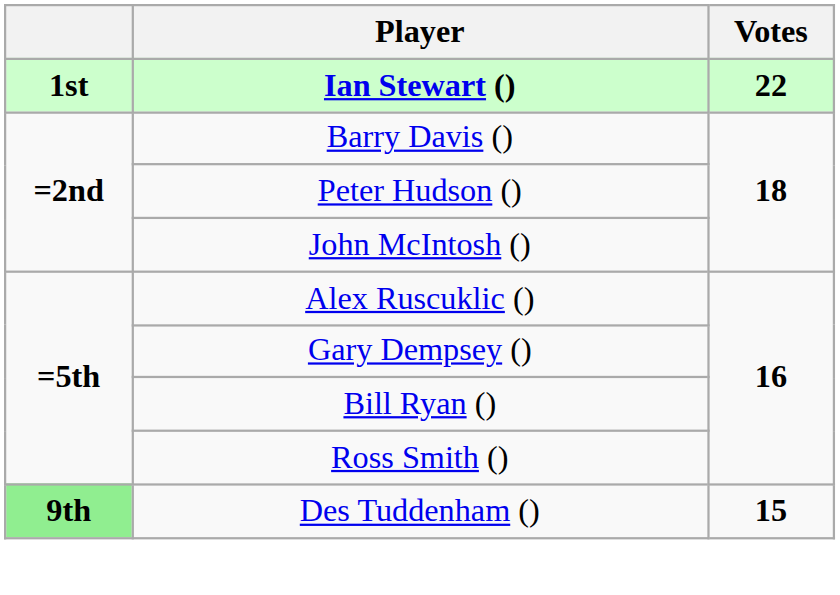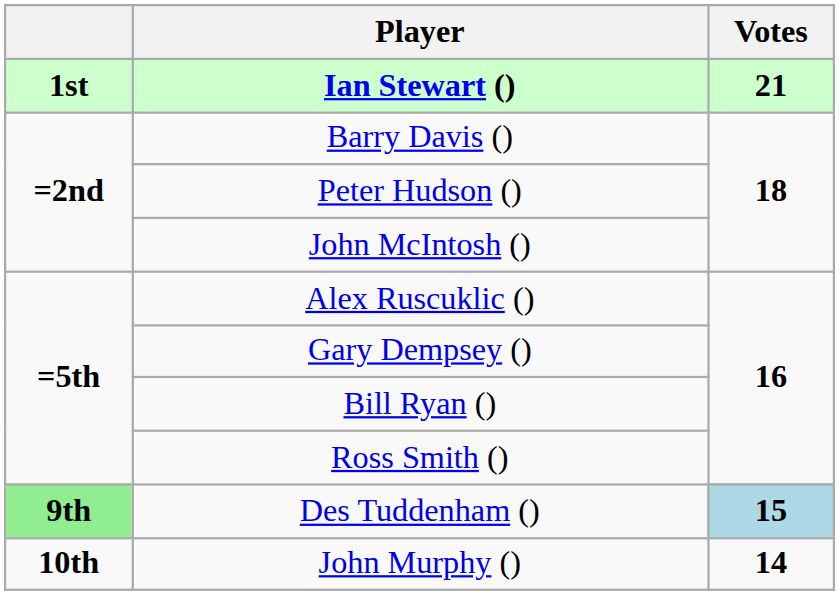(771, 84) 22 -> (771, 84) 21
(771, 510) no background -> (771, 510) lightblue background
+ row: (420, 563)
